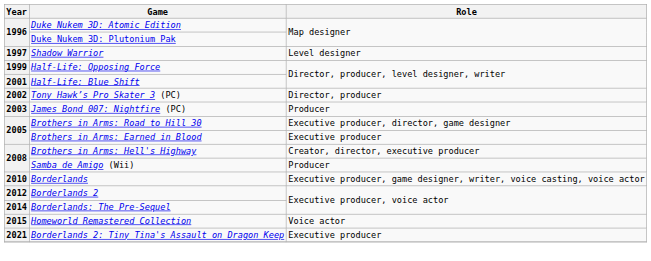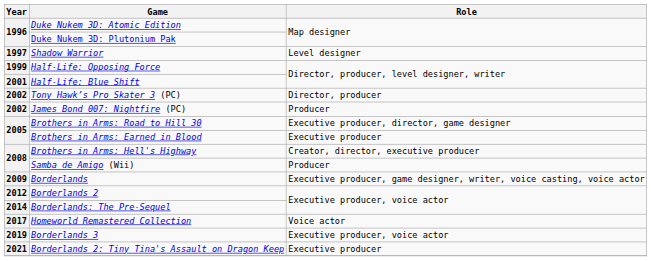(17, 109) 2003 -> (17, 109) 2002
(17, 179) 2010 -> (17, 179) 2009
(17, 221) 2015 -> (17, 221) 2017
+ row: (65, 235)
